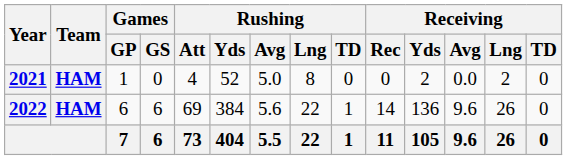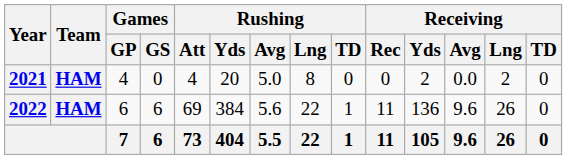(123, 79) 1 -> (123, 79) 4
(230, 79) 52 -> (230, 79) 20
(385, 109) 14 -> (385, 109) 11
